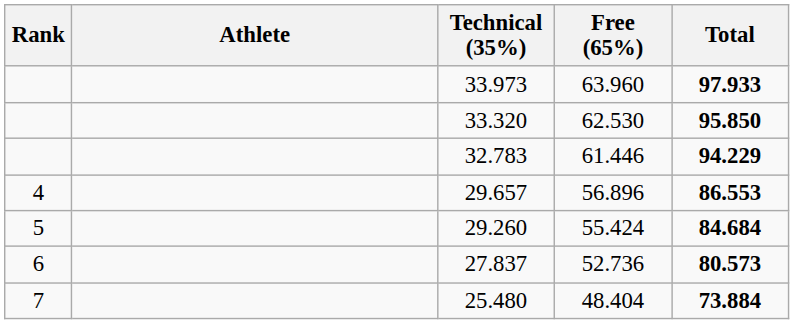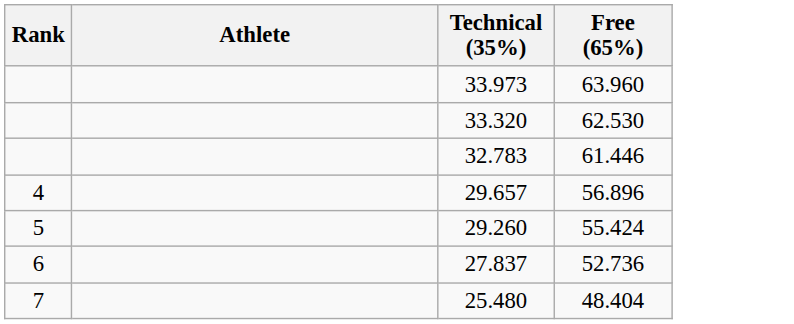- column: (730, 35)
